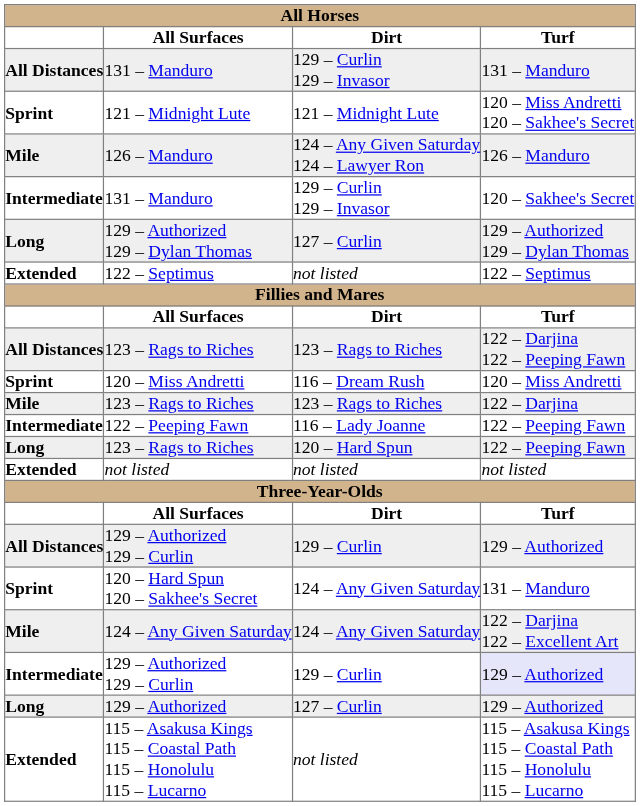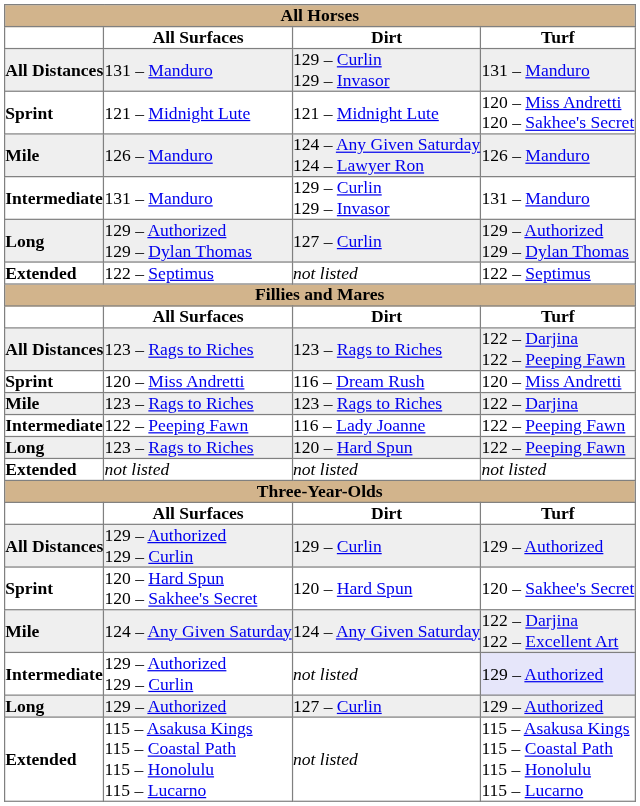(558, 197) 120 – Sakhee's Secret -> (536, 197) 131 – Manduro
(387, 588) 124 – Any Given Saturday -> (353, 588) 120 – Hard Spun
(536, 588) 131 – Manduro -> (558, 588) 120 – Sakhee's Secret
(337, 673) 129 – Curlin -> (325, 673) not listed
